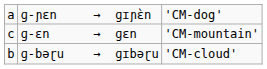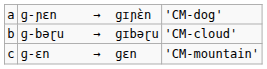rows swapped: (90, 54) <-> (79, 34)
